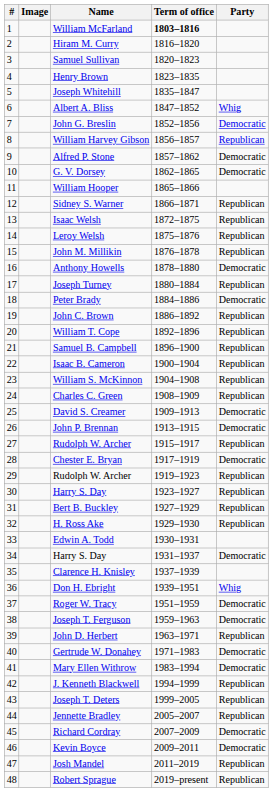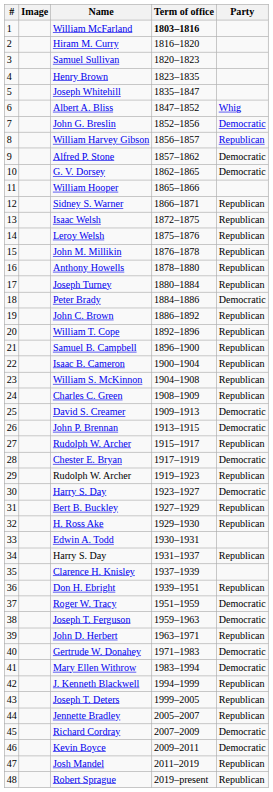(242, 268) Democratic -> (242, 268) Republican
(242, 492) Republican -> (242, 492) Democratic
(242, 556) Democratic -> (242, 556) Republican
(230, 587) Whig -> (242, 587) Republican
